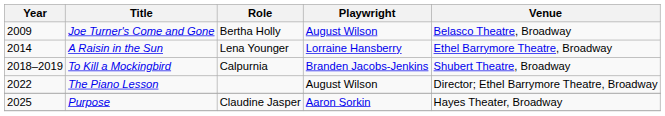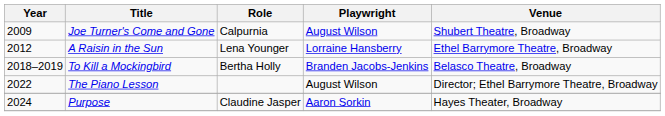(250, 31) Bertha Holly -> (244, 31) Calpurnia
(502, 31) Belasco Theatre, Broadway -> (502, 31) Shubert Theatre, Broadway
(19, 48) 2014 -> (19, 48) 2012
(244, 66) Calpurnia -> (250, 66) Bertha Holly
(502, 66) Shubert Theatre, Broadway -> (502, 66) Belasco Theatre, Broadway
(19, 102) 2025 -> (19, 102) 2024
